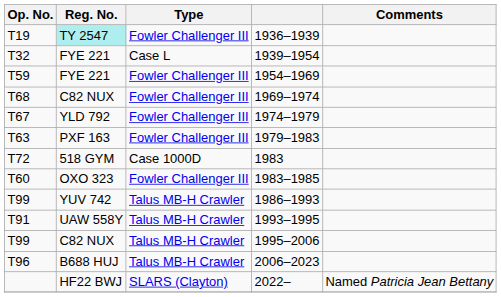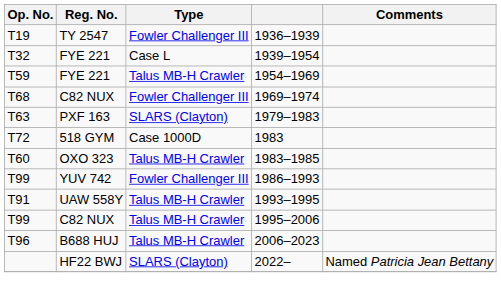(84, 35) paleturquoise background -> (84, 35) no background
(189, 76) Fowler Challenger III -> (187, 76) Talus MB-H Crawler
- row: (287, 117)
(189, 138) Fowler Challenger III -> (178, 117) SLARS (Clayton)
(189, 179) Fowler Challenger III -> (187, 158) Talus MB-H Crawler
(187, 199) Talus MB-H Crawler -> (189, 179) Fowler Challenger III
